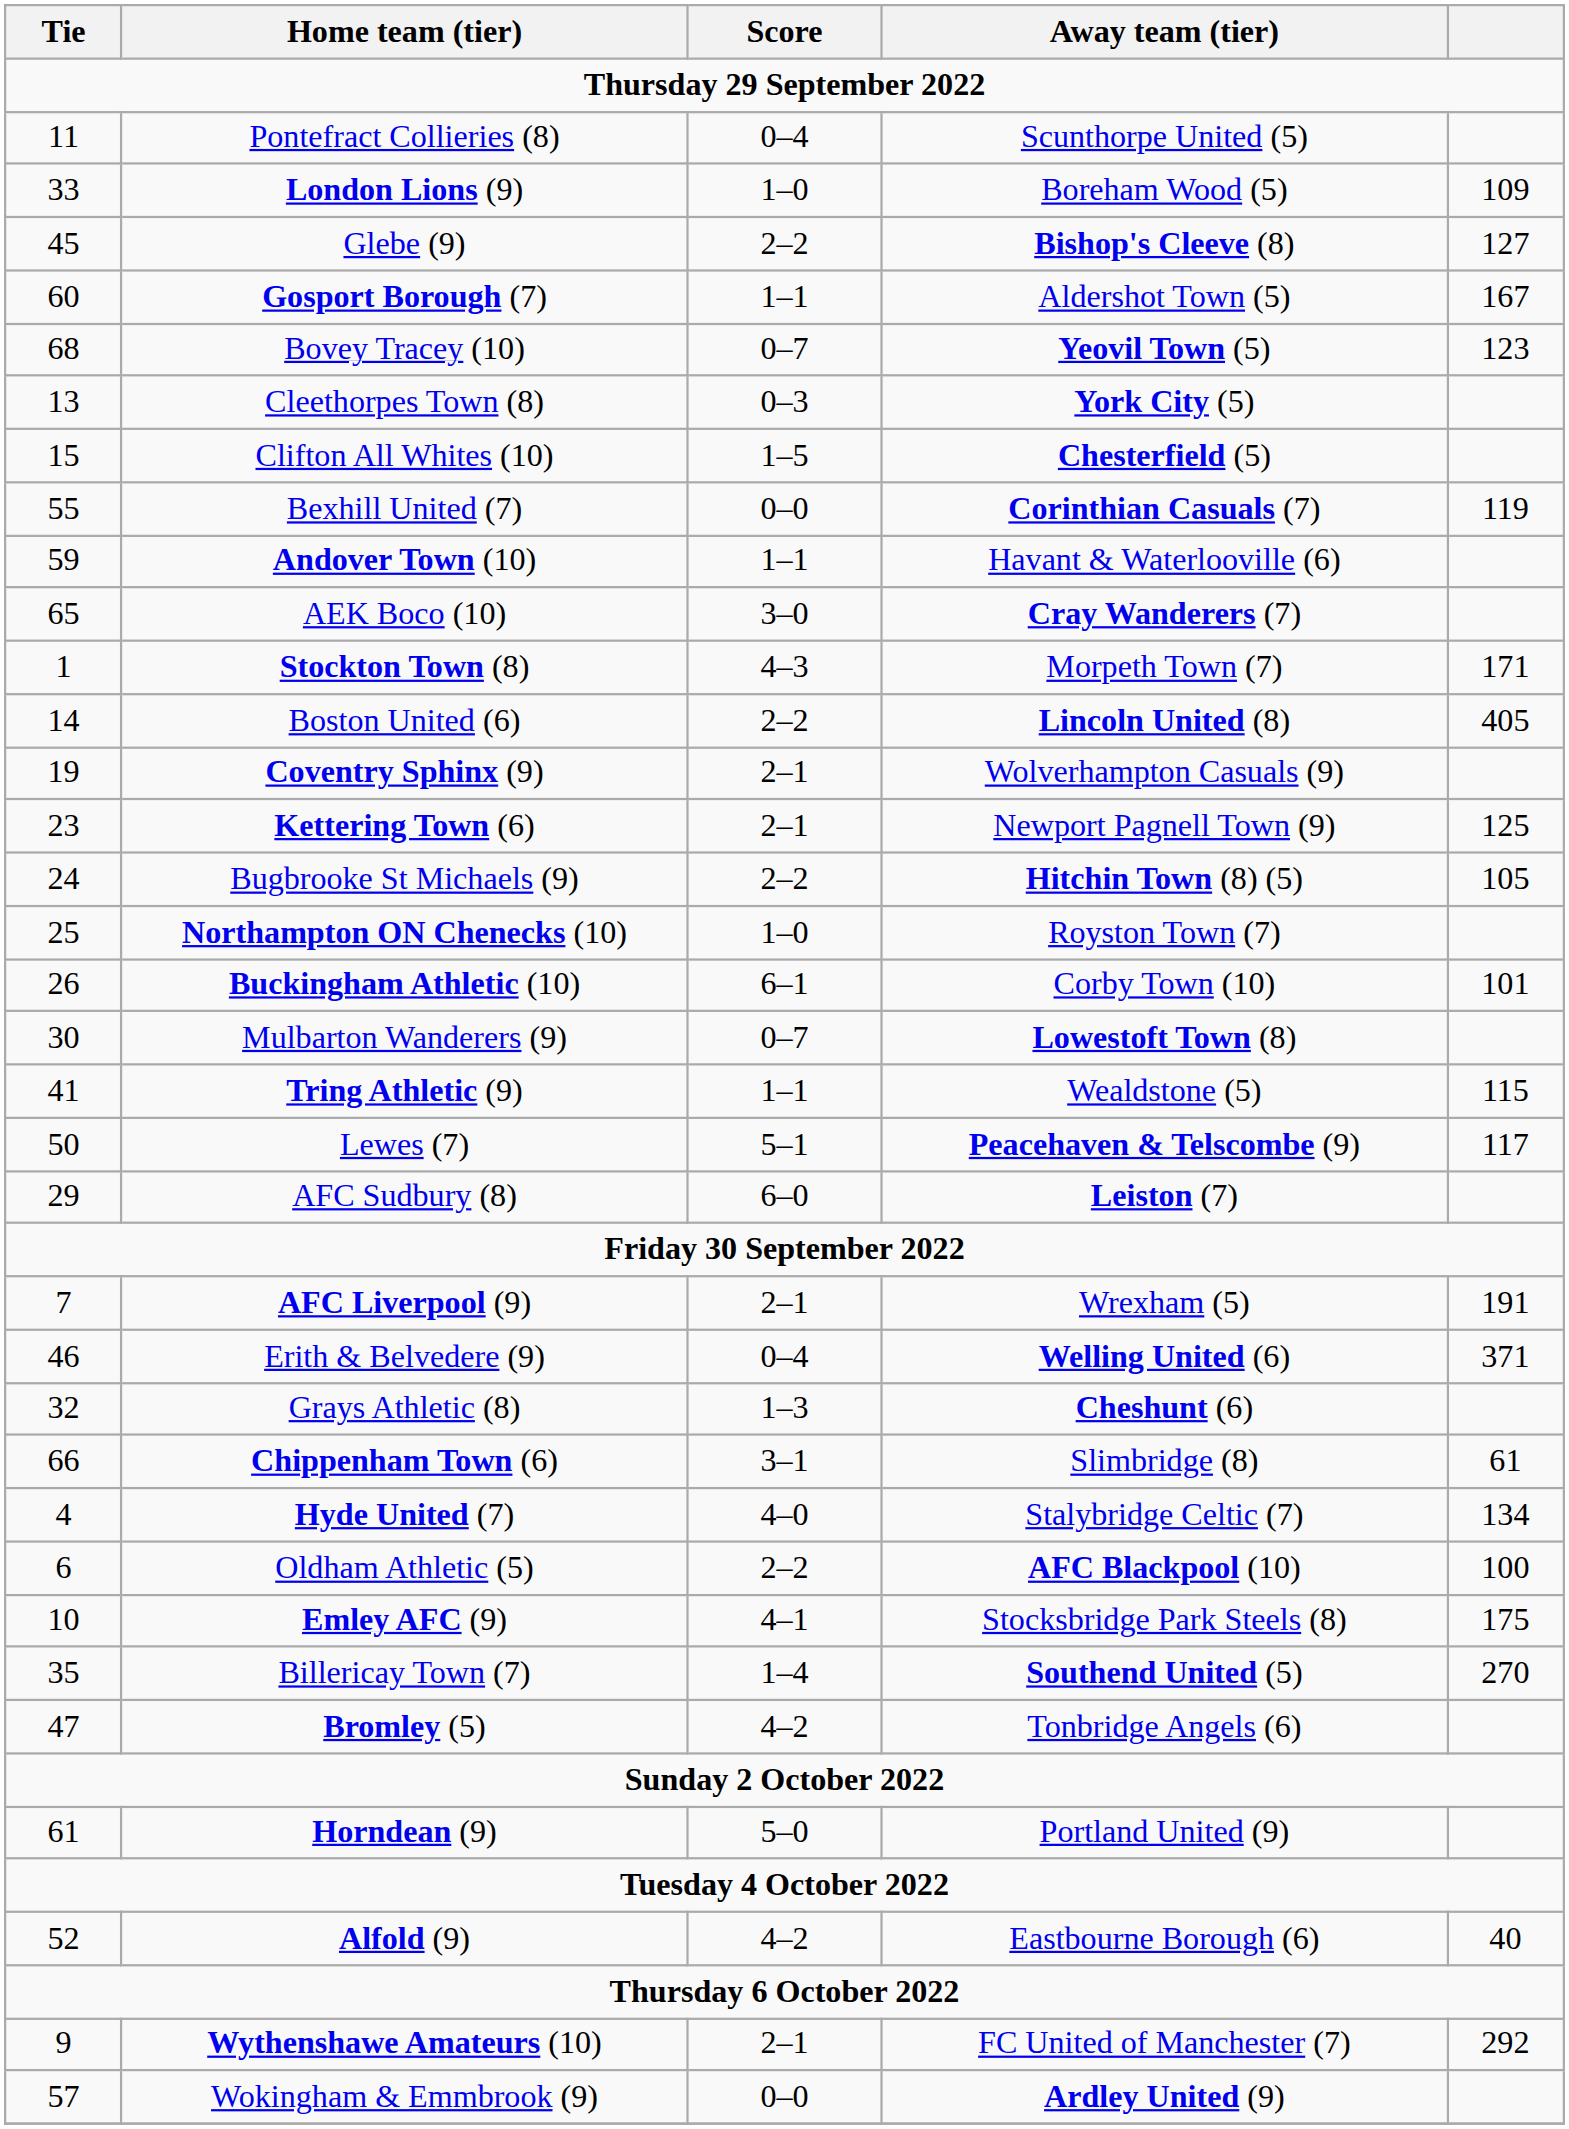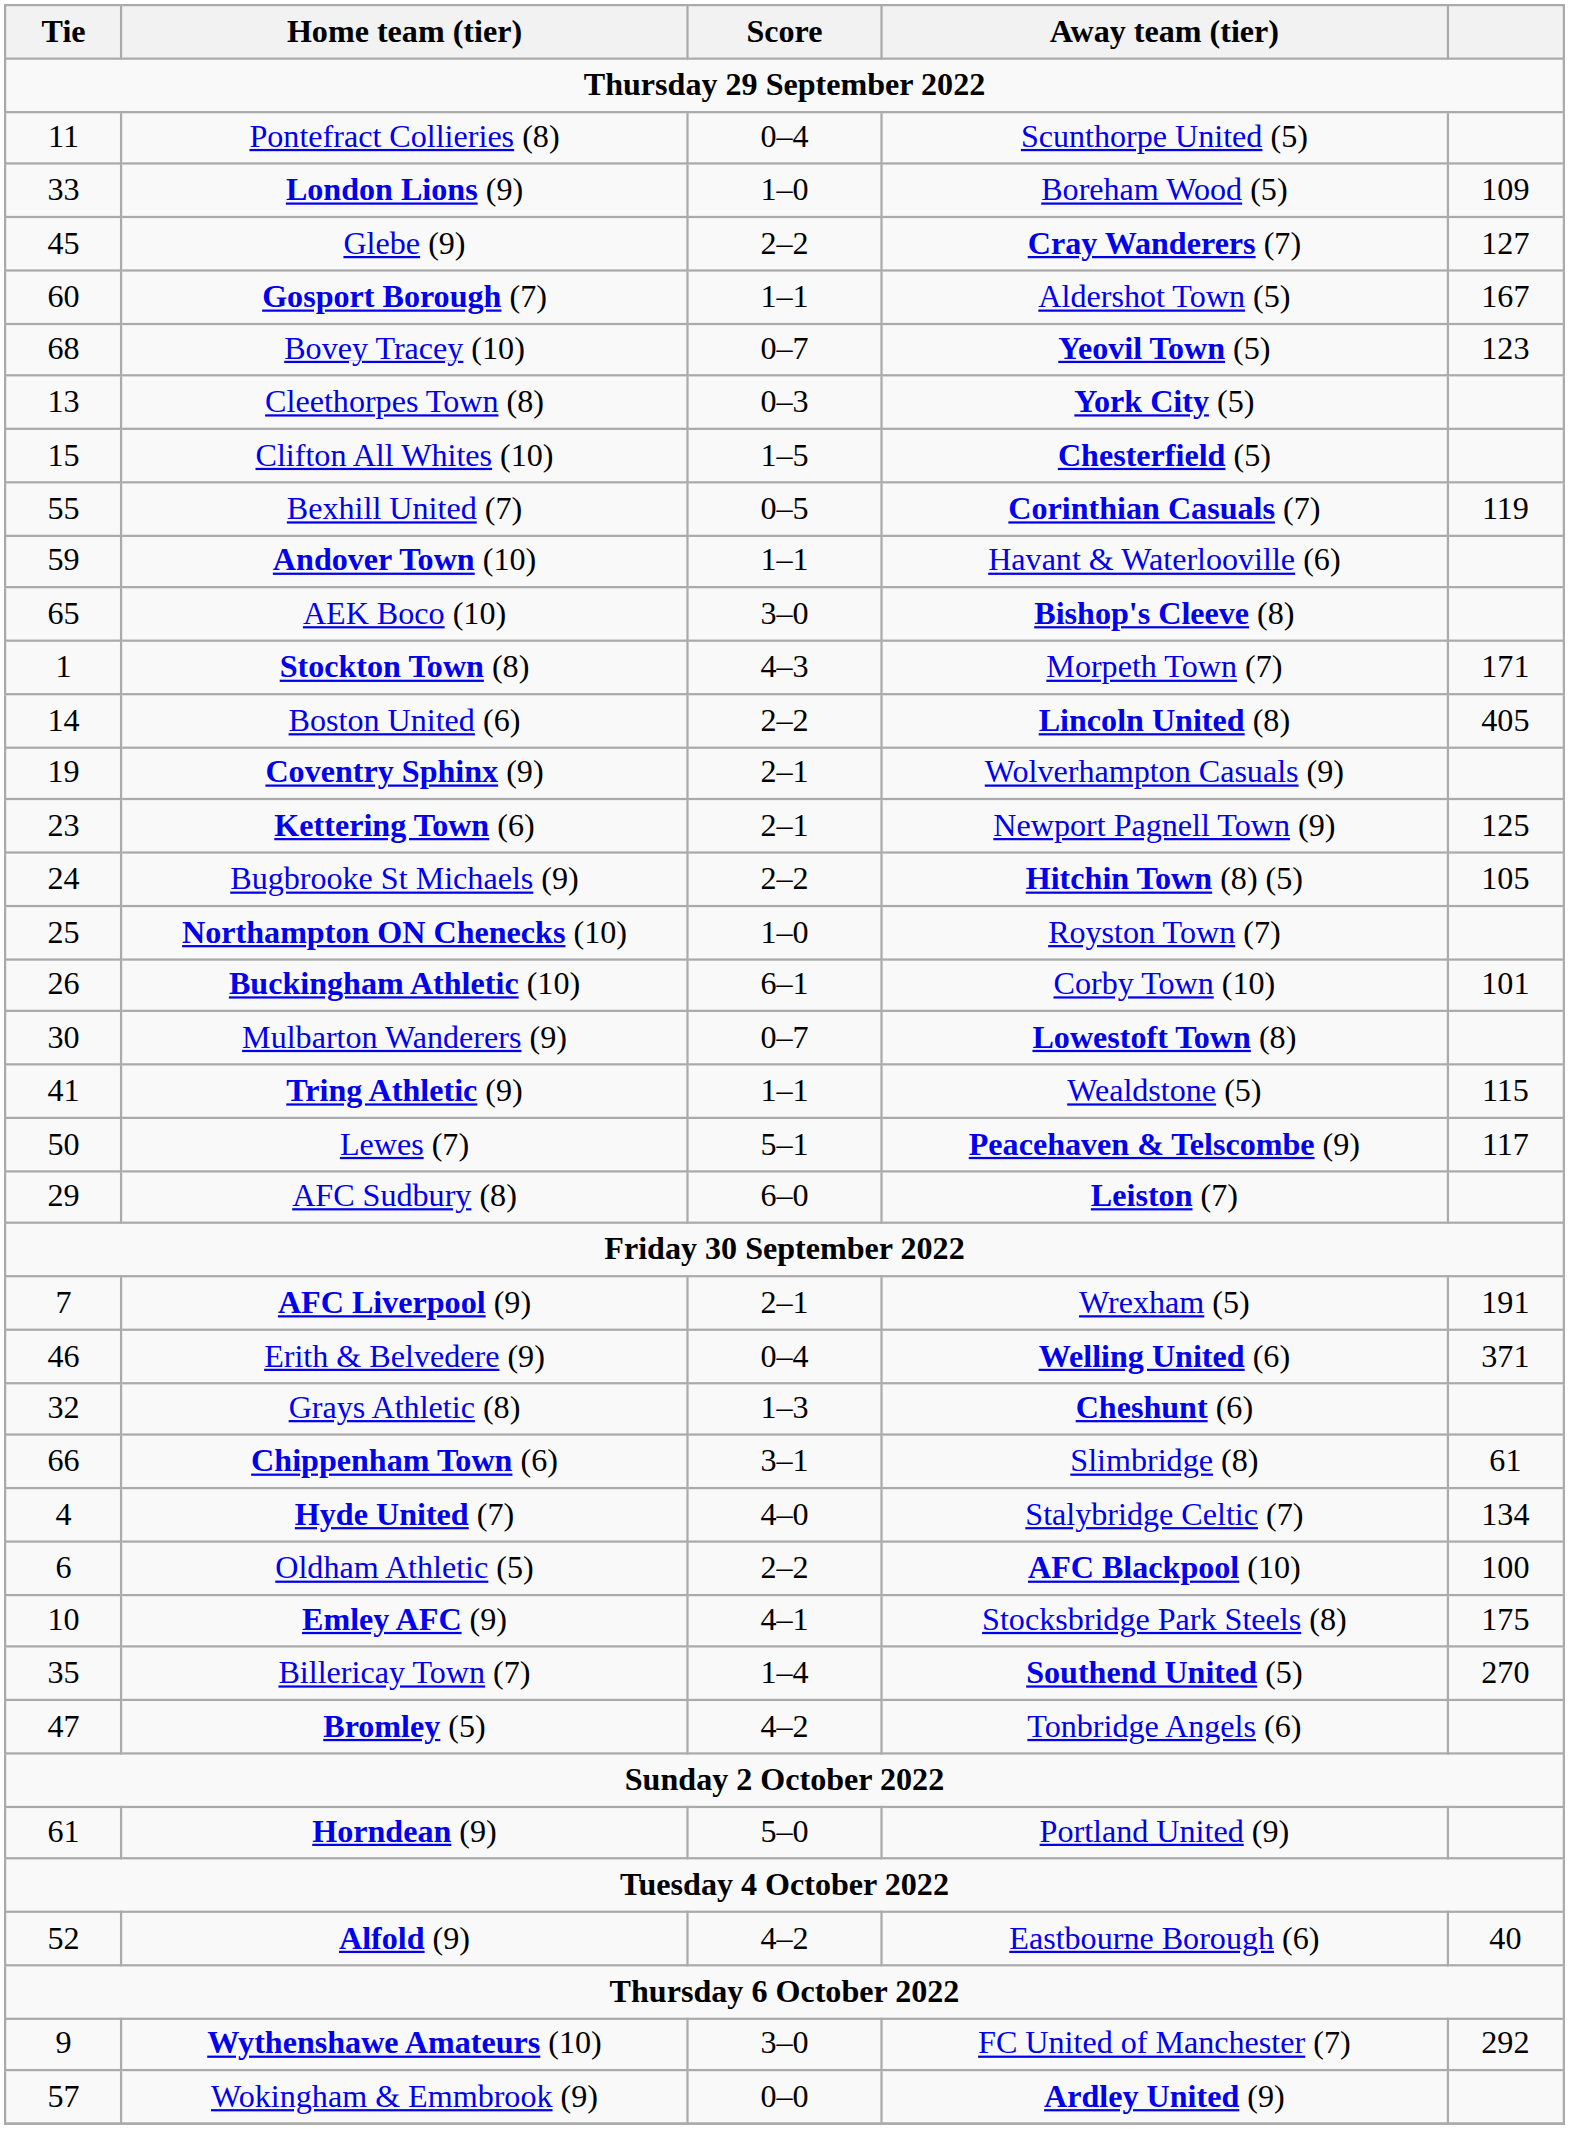(1164, 243) Bishop's Cleeve (8) -> (1164, 243) Cray Wanderers (7)
(784, 508) 0–0 -> (784, 508) 0–5
(1164, 613) Cray Wanderers (7) -> (1164, 613) Bishop's Cleeve (8)
(784, 2043) 2–1 -> (784, 2043) 3–0
